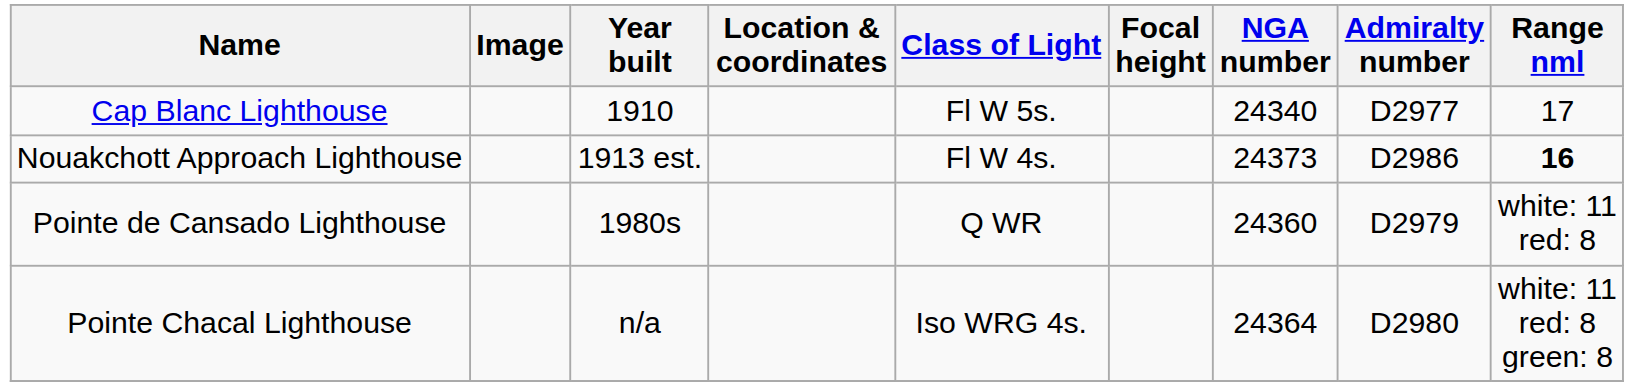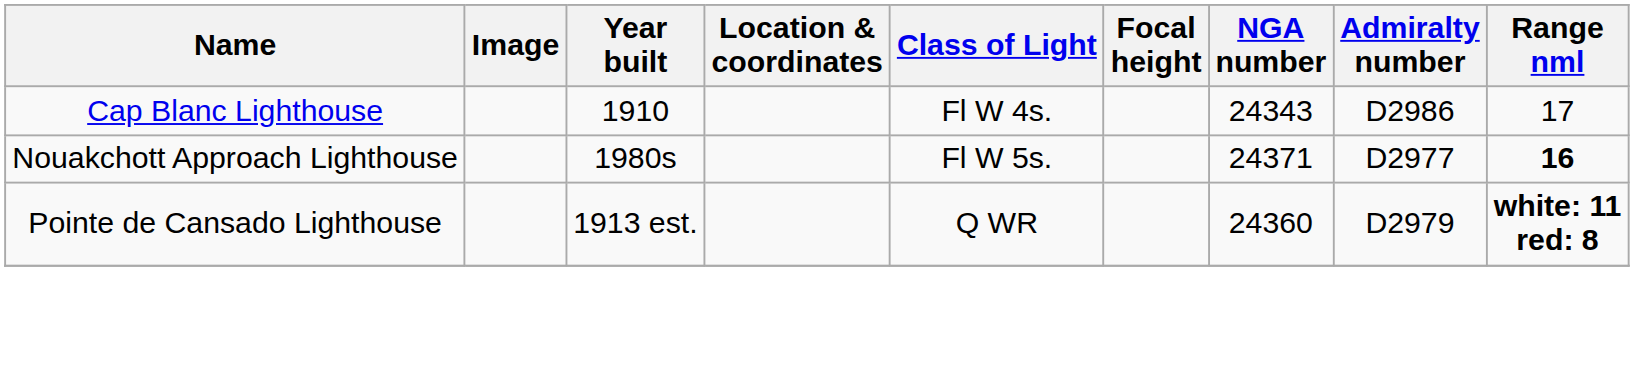(1001, 110) Fl W 5s. -> (997, 110) Fl W 4s.
(1275, 110) 24340 -> (1271, 110) 24343
(1414, 110) D2977 -> (1410, 110) D2986
(640, 158) 1913 est. -> (635, 158) 1980s
(1001, 158) Fl W 4s. -> (997, 158) Fl W 5s.
(1275, 158) 24373 -> (1271, 158) 24371
(1414, 158) D2986 -> (1410, 158) D2977
(640, 223) 1980s -> (635, 223) 1913 est.
(1558, 223) normal -> (1558, 223) bold
- row: (240, 322)
